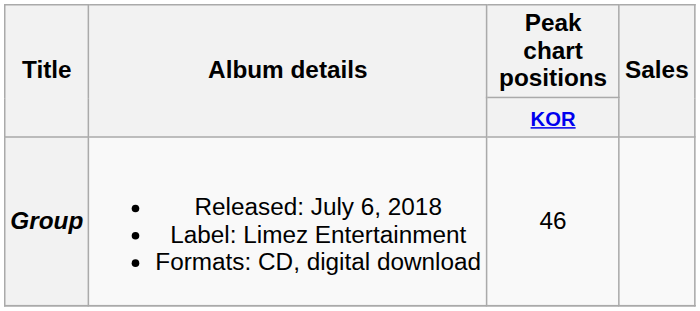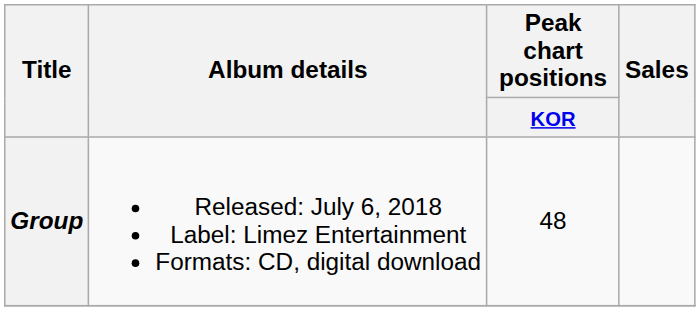(553, 221) 46 -> (553, 221) 48
